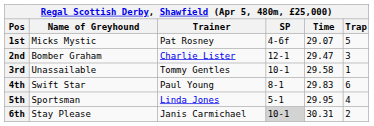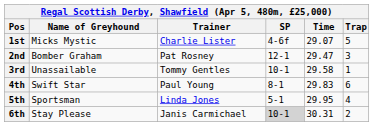(187, 41) Pat Rosney -> (198, 41) Charlie Lister
(198, 56) Charlie Lister -> (187, 56) Pat Rosney
